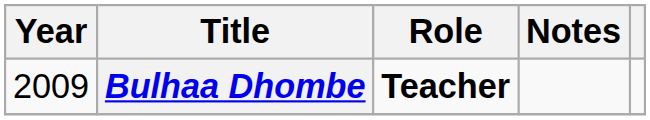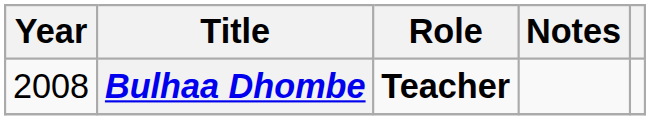(51, 85) 2009 -> (51, 85) 2008
